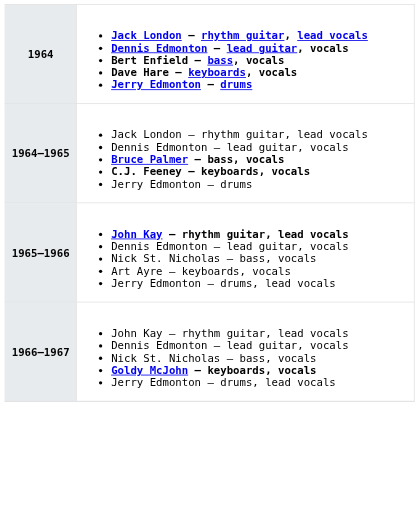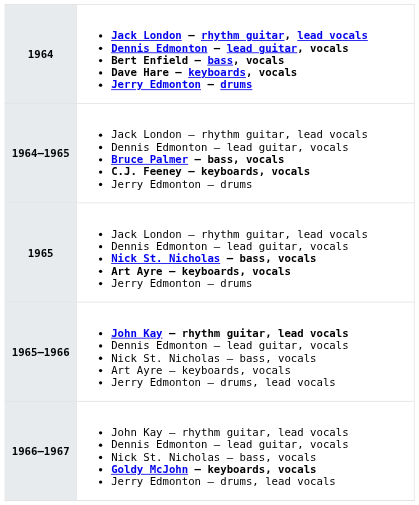+ row: (41, 252)
